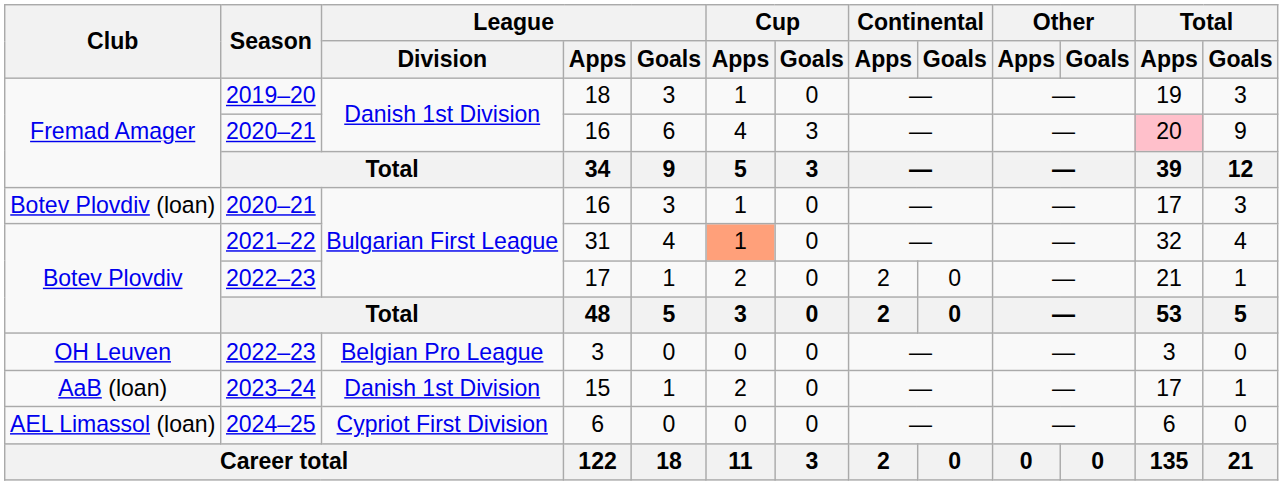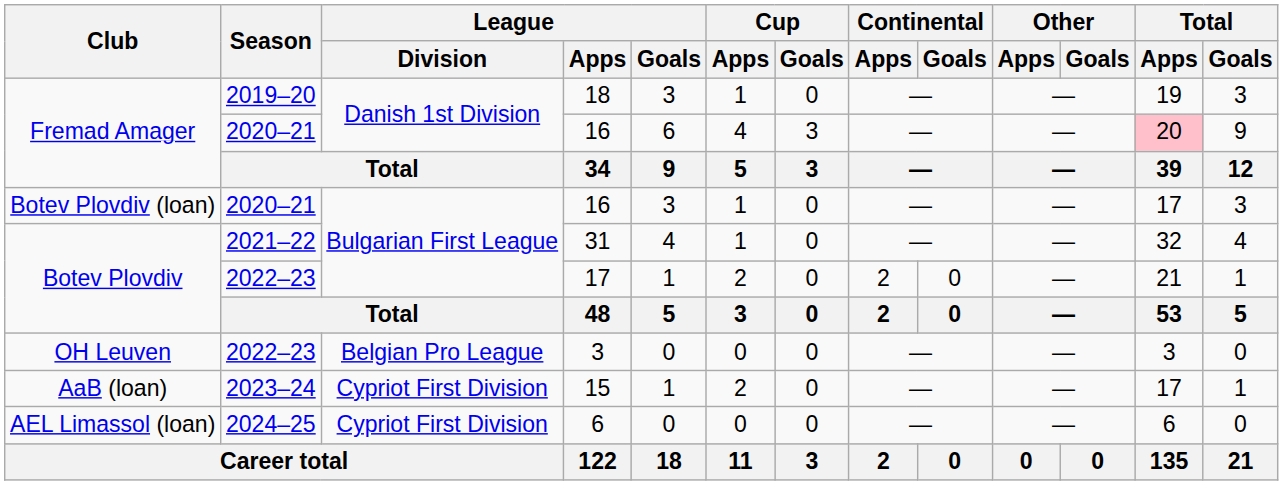(740, 242) lightsalmon background -> (740, 242) no background
(442, 388) Danish 1st Division -> (442, 388) Cypriot First Division
